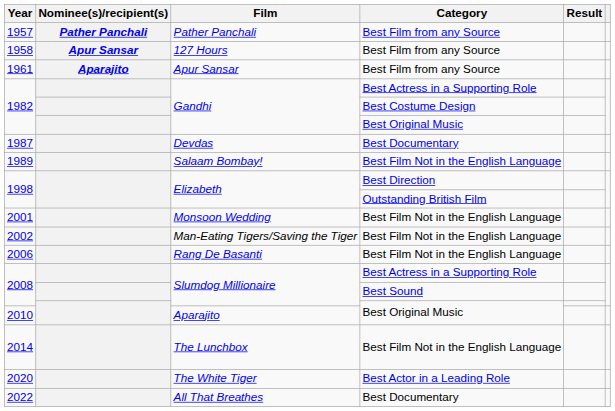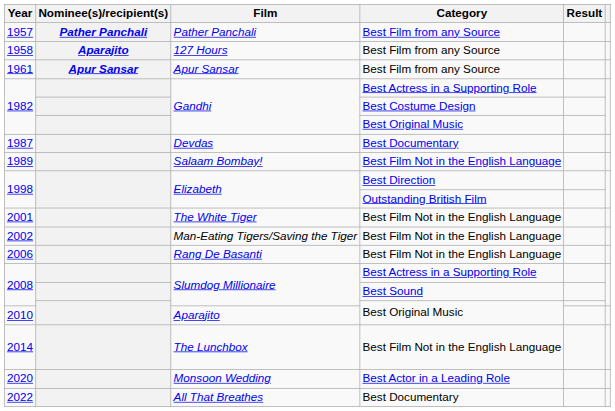(103, 50) Apur Sansar -> (103, 50) Aparajito
(103, 69) Aparajito -> (103, 69) Apur Sansar
(222, 217) Monsoon Wedding -> (215, 217) The White Tiger
(215, 378) The White Tiger -> (222, 378) Monsoon Wedding
